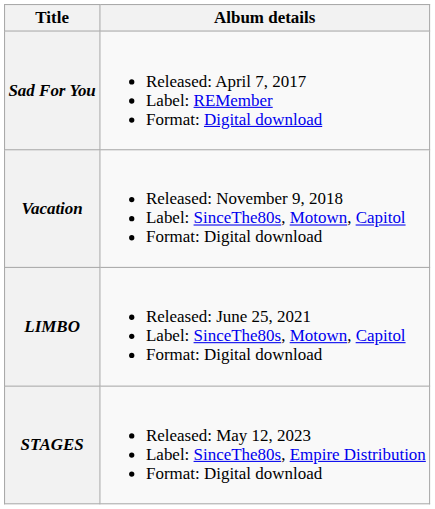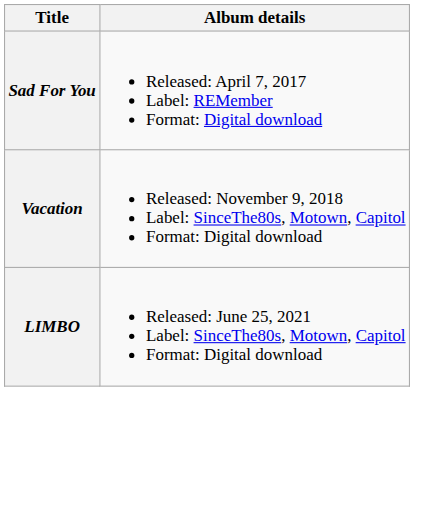- row: (52, 444)
